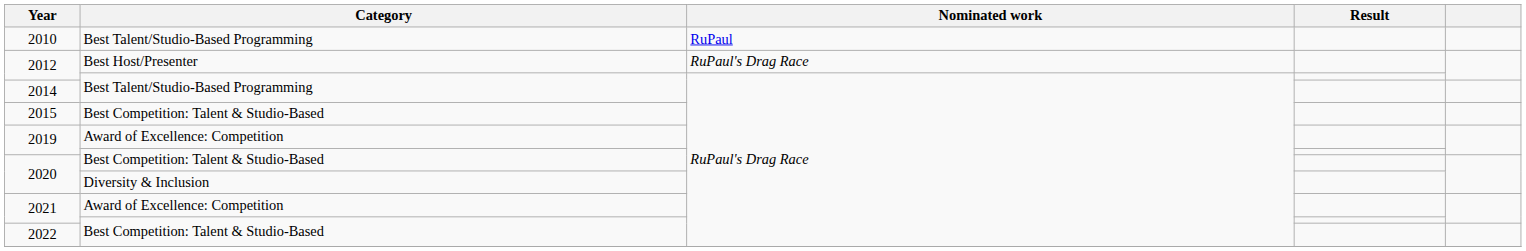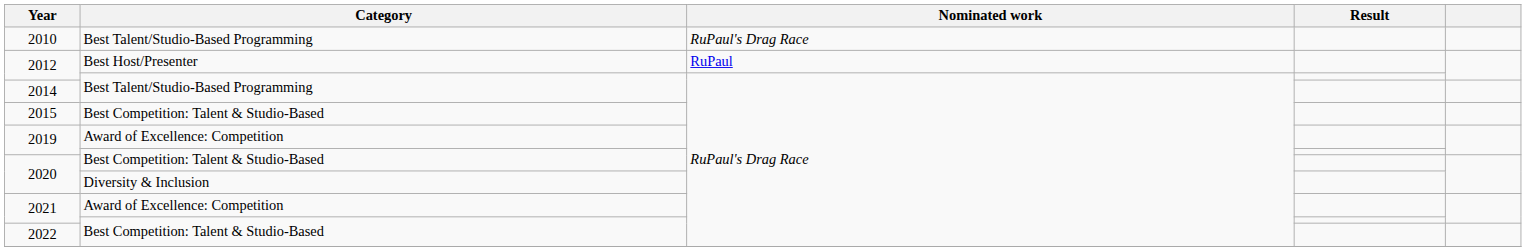(712, 38) RuPaul -> (749, 38) RuPaul's Drag Race
(749, 61) RuPaul's Drag Race -> (712, 61) RuPaul
